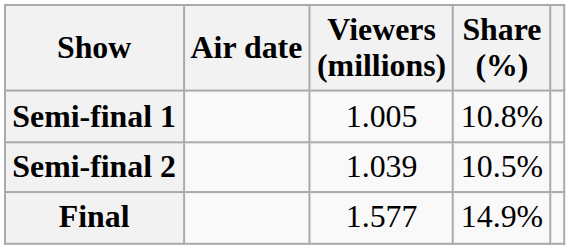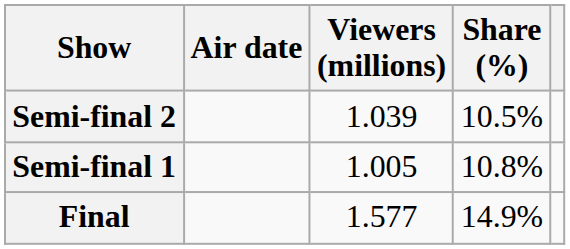rows swapped: (94, 116) <-> (94, 166)
